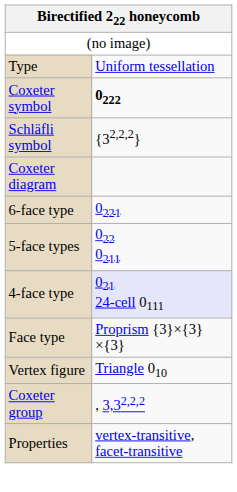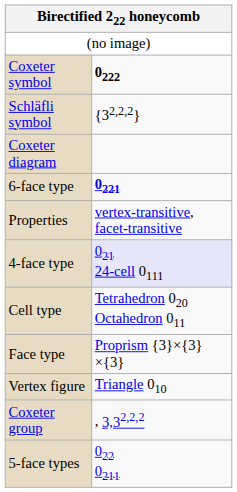- row: (23, 66)
(108, 210) normal -> (107, 186) bold
rows swapped: (44, 247) <-> (38, 443)
+ row: (35, 310)
